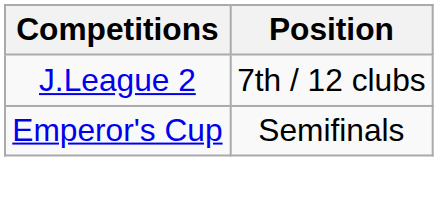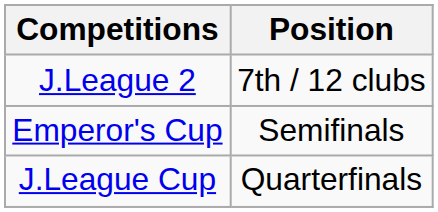+ row: (117, 180)
